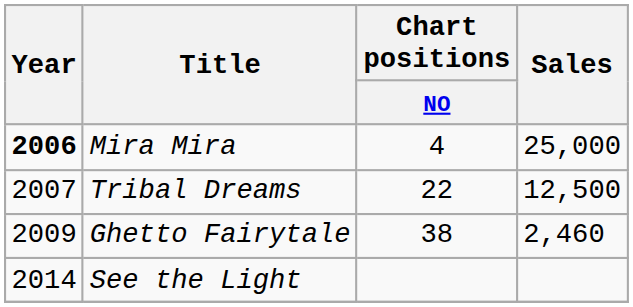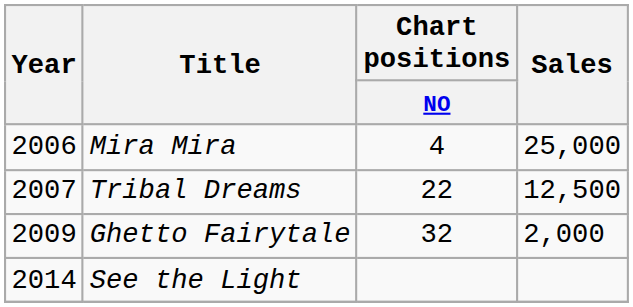(44, 147) bold -> (44, 147) normal
(437, 236) 38 -> (437, 236) 32
(564, 236) 2,460 -> (564, 236) 2,000
